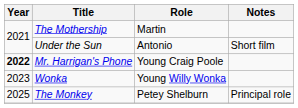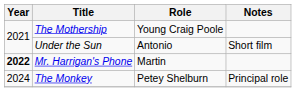(151, 29) Martin -> (180, 29) Young Craig Poole
(180, 62) Young Craig Poole -> (151, 62) Martin
- row: (51, 78)
(18, 95) 2025 -> (18, 78) 2024
